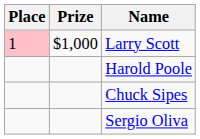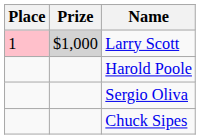(75, 43) no background -> (75, 43) lightgrey background
rows swapped: (146, 95) <-> (147, 120)
